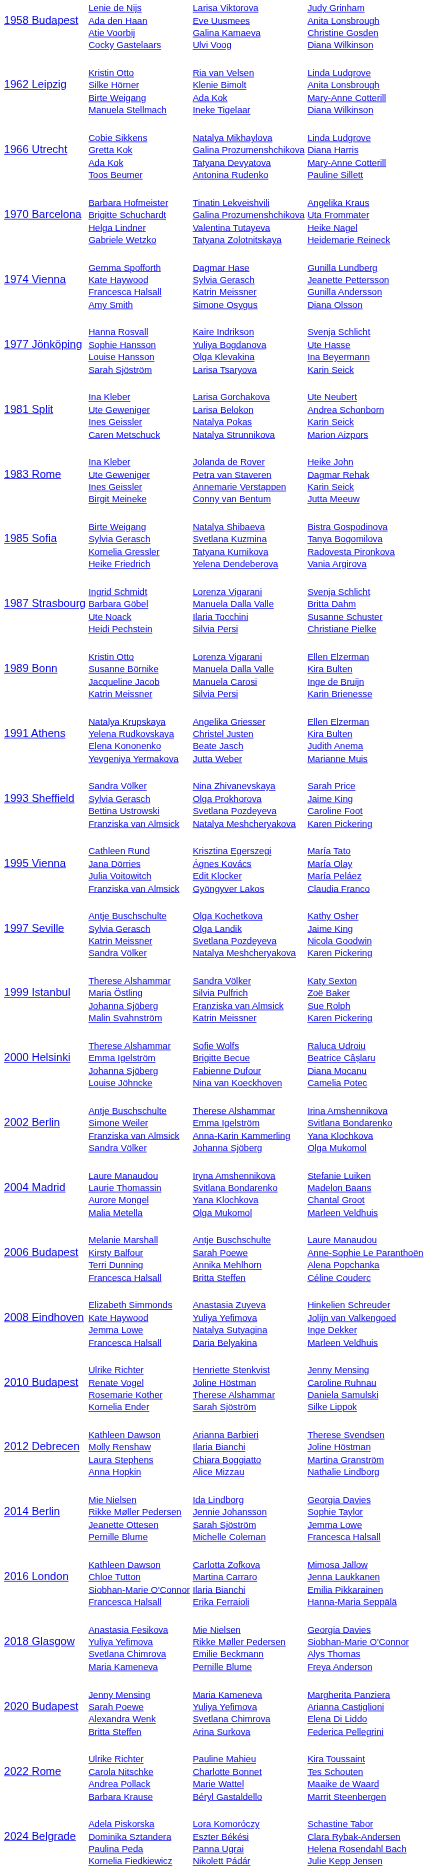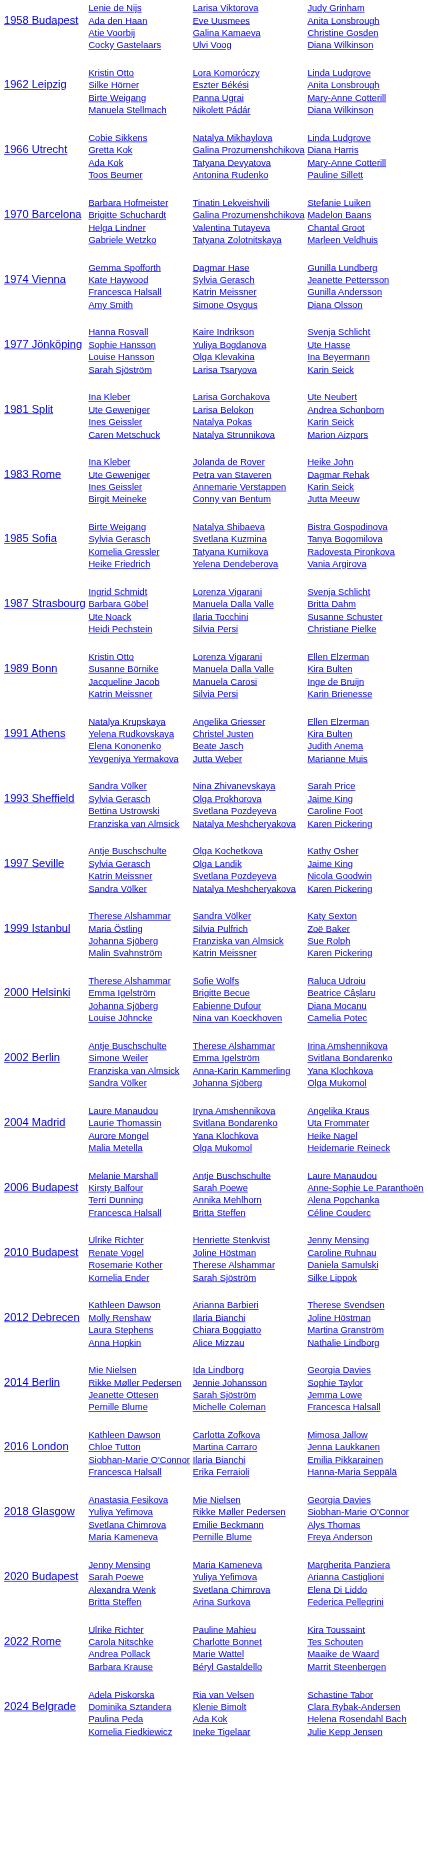(223, 92) Ria van Velsen Klenie Bimolt Ada Kok Ineke Tigelaar -> (226, 92) Lora Komoróczy Eszter Békési Panna Ugrai Nikolett Pádár
(349, 221) Angelika Kraus Uta Frommater Heike Nagel Heidemarie Reineck -> (343, 221) Stefanie Luiken Madelon Baans Chantal Groot Marleen Veldhuis
- row: (35, 863)
(343, 1194) Stefanie Luiken Madelon Baans Chantal Groot Marleen Veldhuis -> (349, 1129) Angelika Kraus Uta Frommater Heike Nagel Heidemarie Reineck
- row: (44, 1317)
(226, 1843) Lora Komoróczy Eszter Békési Panna Ugrai Nikolett Pádár -> (223, 1713) Ria van Velsen Klenie Bimolt Ada Kok Ineke Tigelaar
